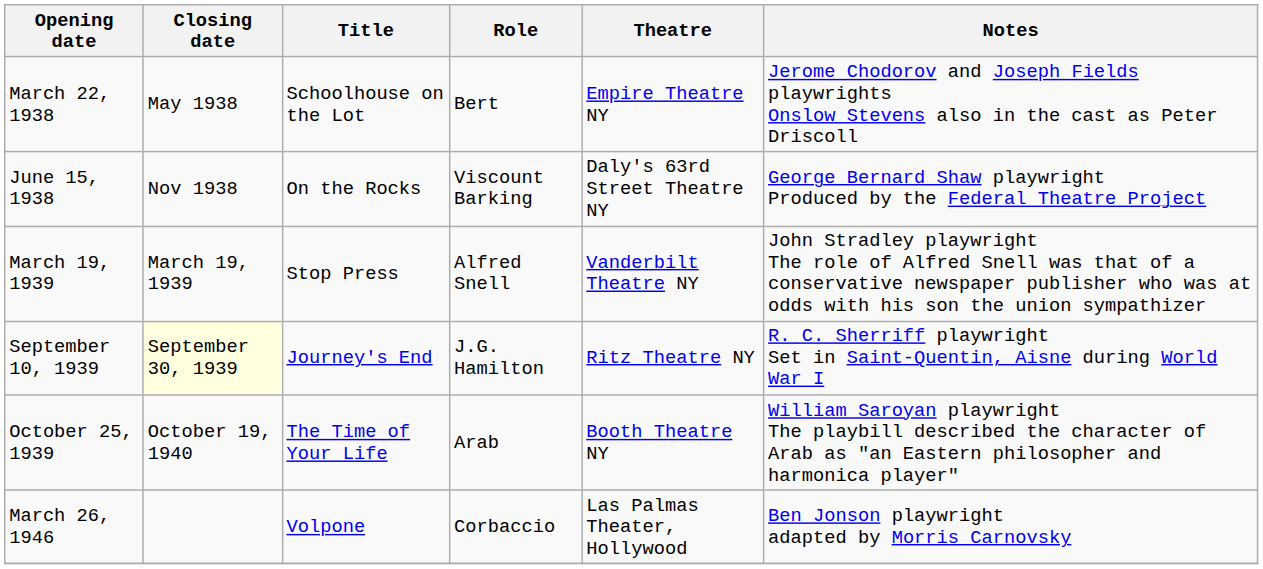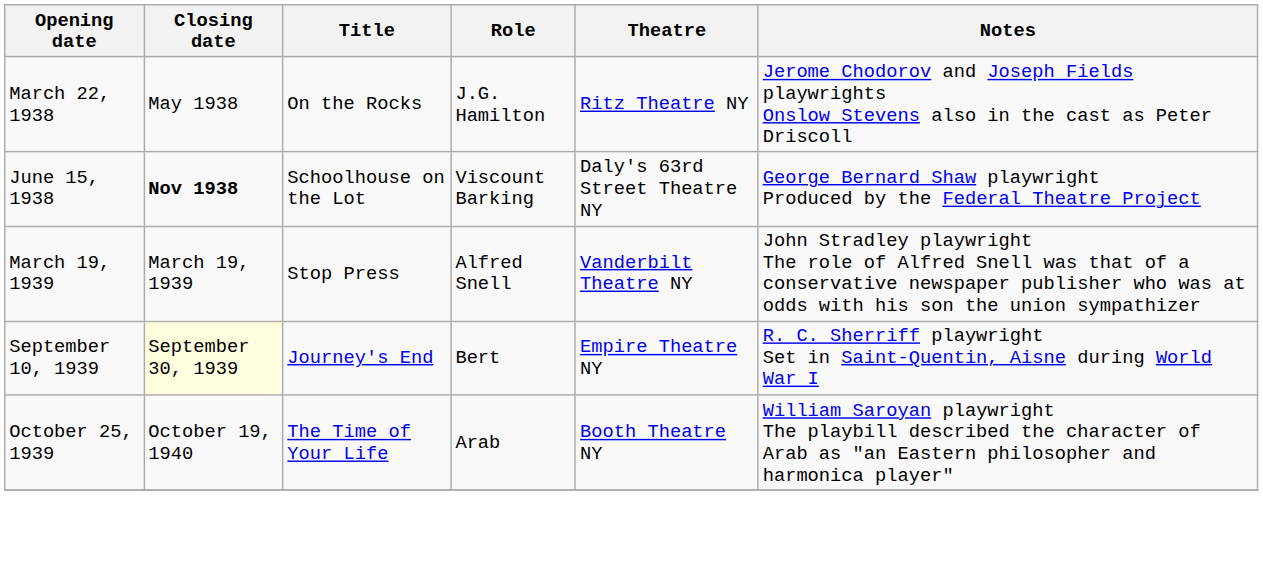(365, 104) Schoolhouse on the Lot -> (355, 104) On the Rocks
(477, 104) Bert -> (500, 104) J.G. Hamilton
(665, 104) Empire Theatre NY -> (664, 104) Ritz Theatre NY
(193, 189) normal -> (193, 189) bold
(354, 189) On the Rocks -> (366, 189) Schoolhouse on the Lot
(499, 358) J.G. Hamilton -> (478, 358) Bert
(671, 358) Ritz Theatre NY -> (659, 358) Empire Theatre NY
- row: (60, 527)
